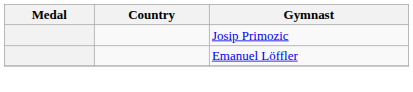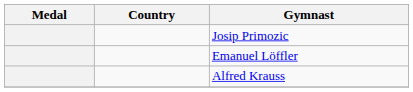+ row: (248, 76)
